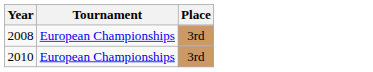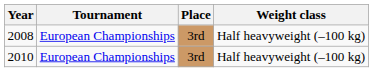+ column: (291, 14)
